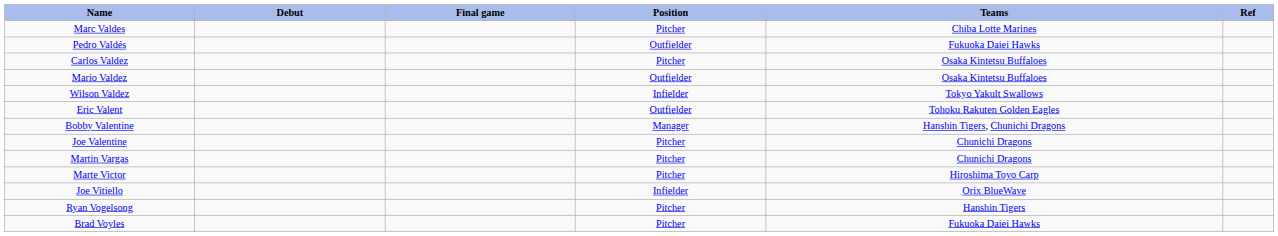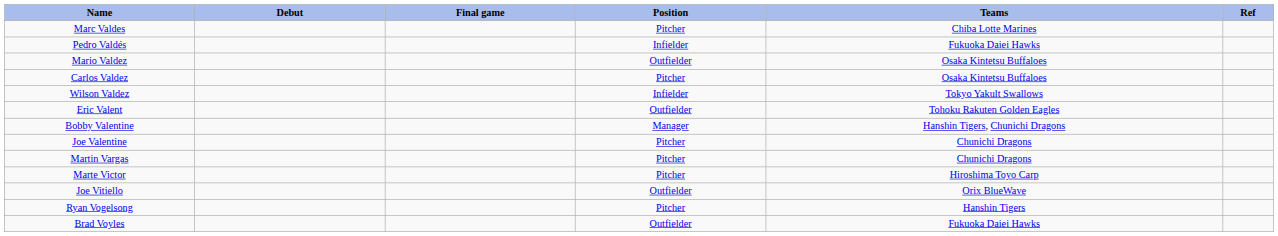(671, 45) Outfielder -> (671, 45) Infielder
rows swapped: (99, 61) <-> (100, 77)
(671, 191) Infielder -> (671, 191) Outfielder
(671, 223) Pitcher -> (671, 223) Outfielder
